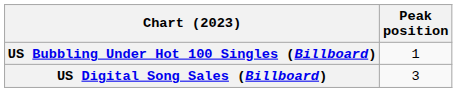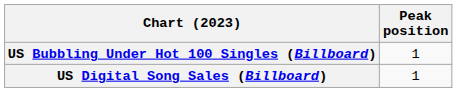(416, 76) 3 -> (416, 76) 1
